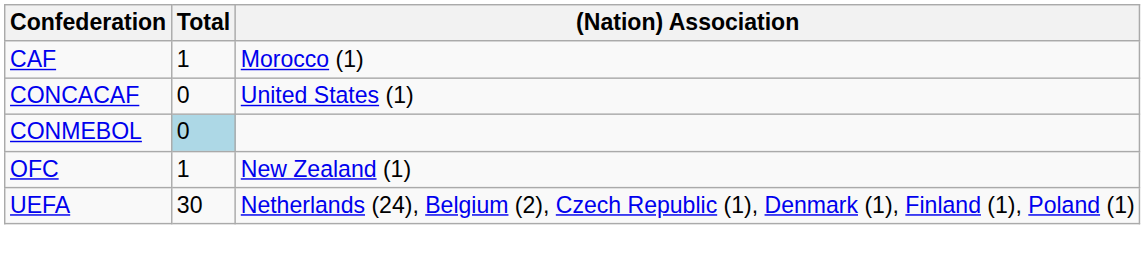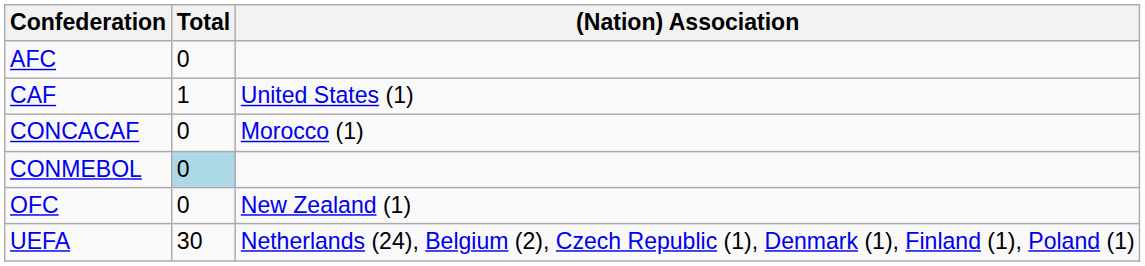+ row: (33, 59)
(302, 59) Morocco (1) -> (327, 95) United States (1)
(327, 95) United States (1) -> (302, 132) Morocco (1)
(183, 168) 1 -> (183, 205) 0
